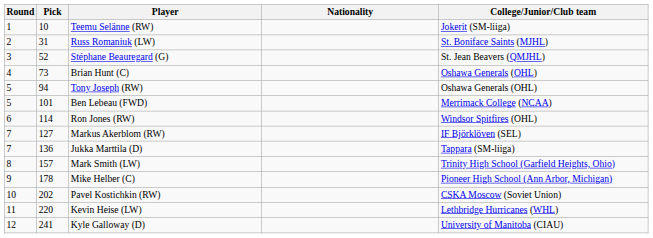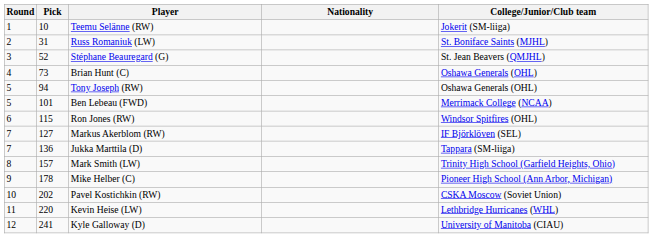(46, 118) 114 -> (46, 118) 115
